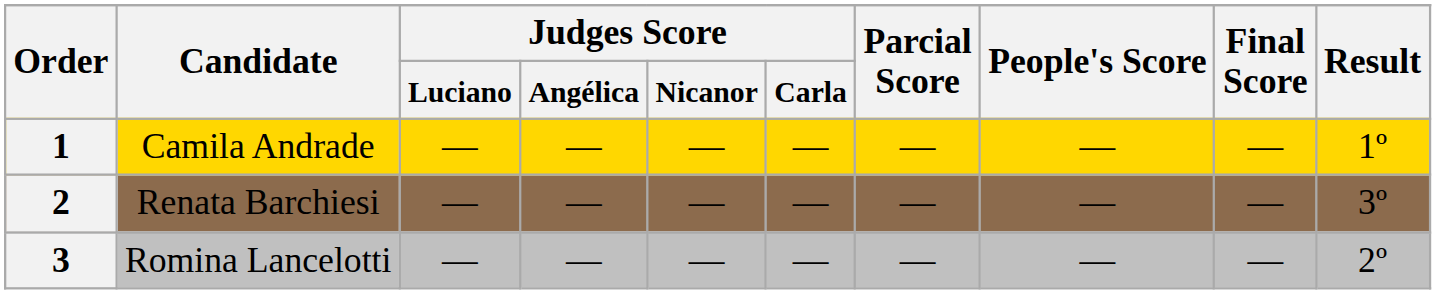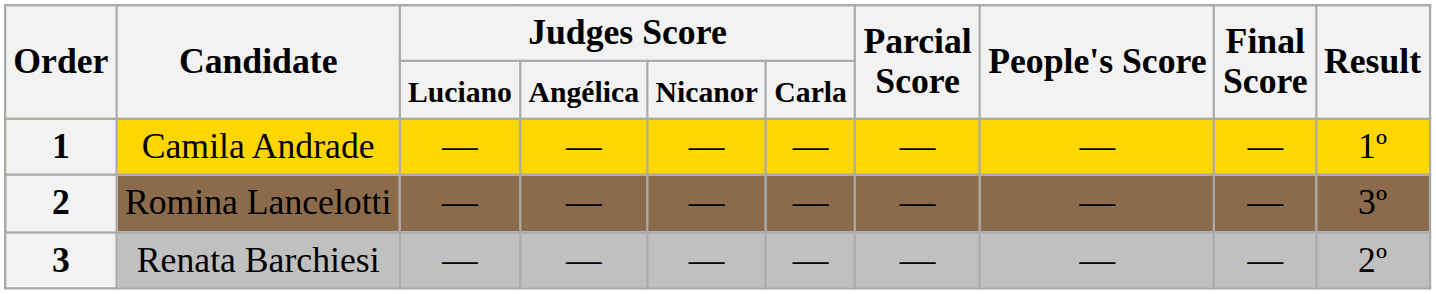(258, 202) Renata Barchiesi -> (258, 202) Romina Lancelotti
(258, 259) Romina Lancelotti -> (258, 259) Renata Barchiesi
